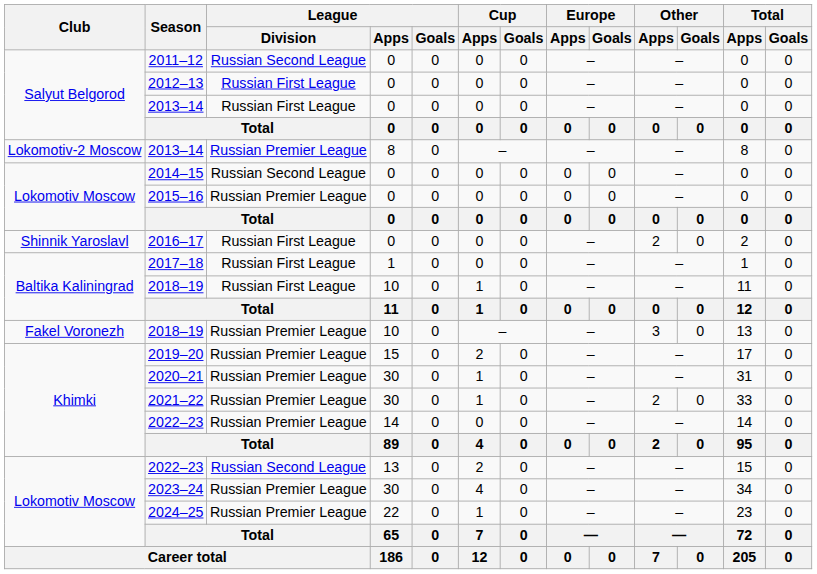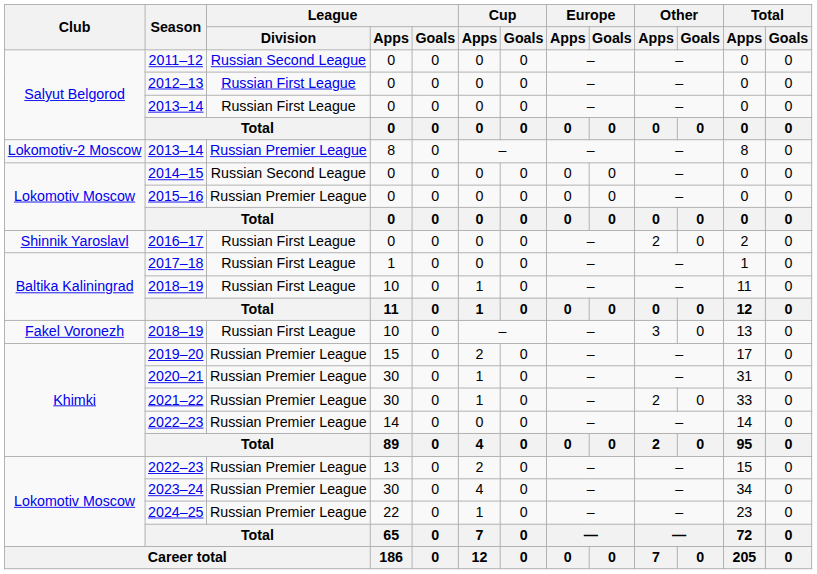(288, 331) Russian Premier League -> (288, 331) Russian First League
(288, 467) Russian Second League -> (288, 467) Russian Premier League
